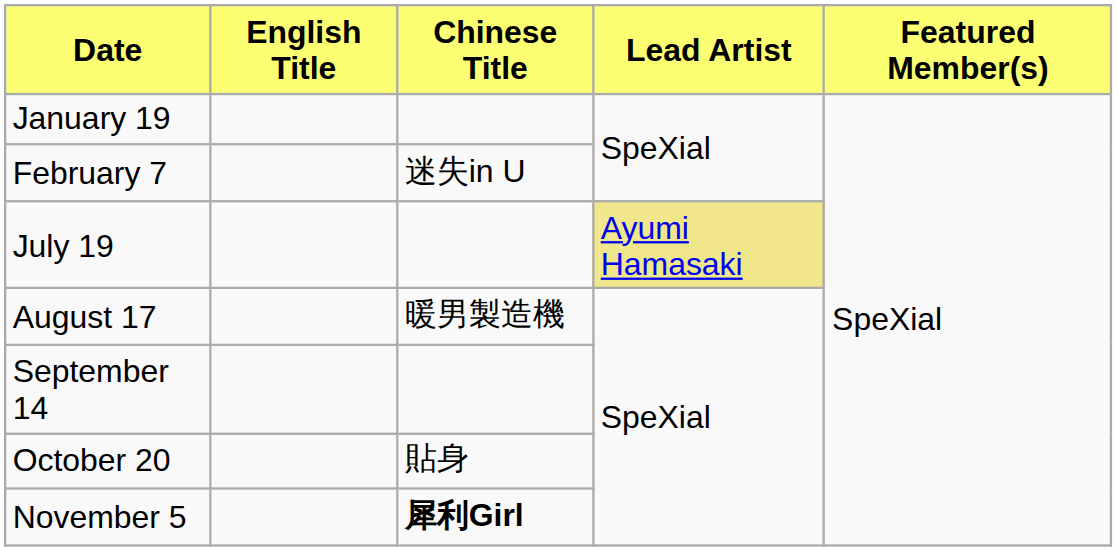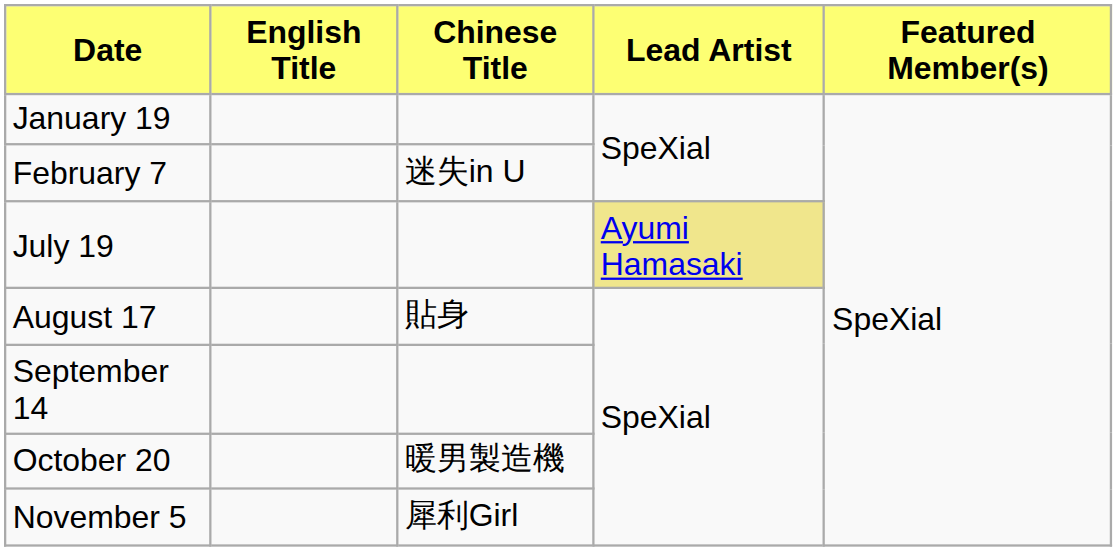(485, 314) 暖男製造機 -> (437, 314) 貼身
(437, 459) 貼身 -> (485, 459) 暖男製造機
(464, 515) bold -> (462, 515) normal
